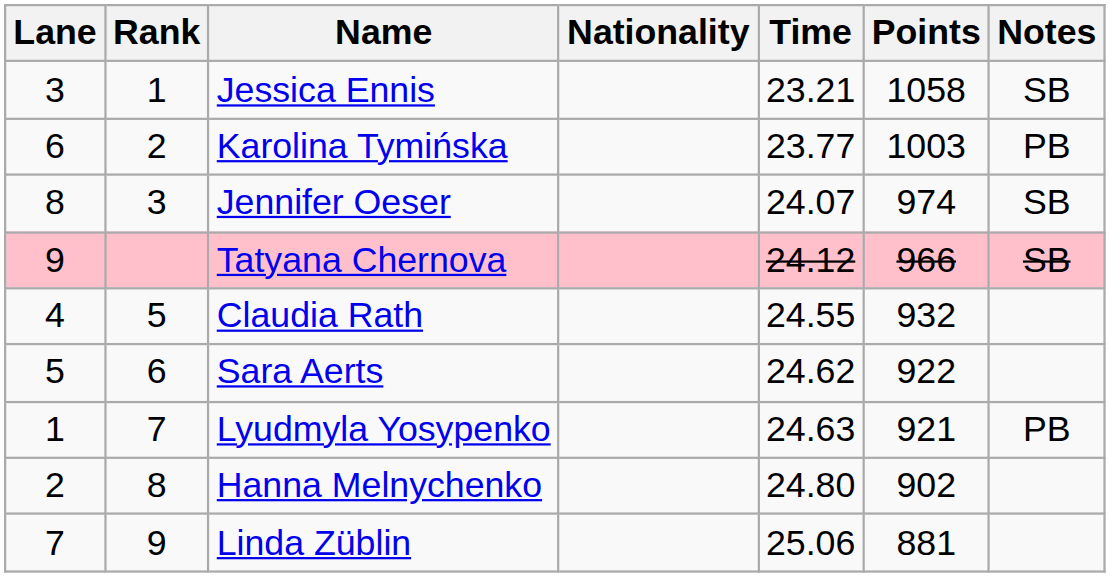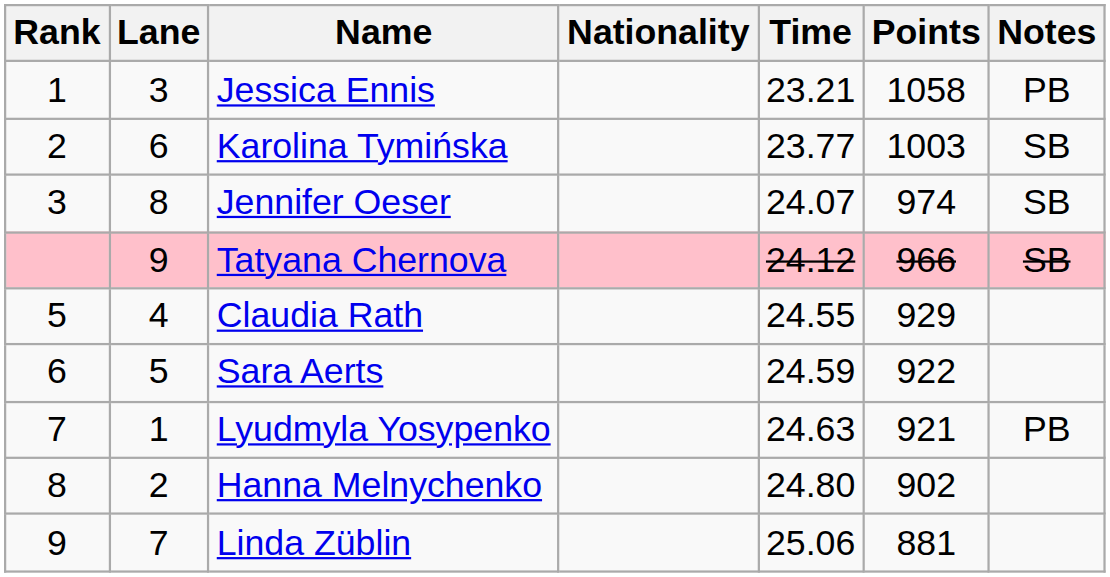columns swapped: (157, 32) <-> (55, 32)
(1047, 89) SB -> (1047, 89) PB
(1047, 145) PB -> (1047, 145) SB
(926, 315) 932 -> (926, 315) 929
(811, 372) 24.62 -> (811, 372) 24.59
